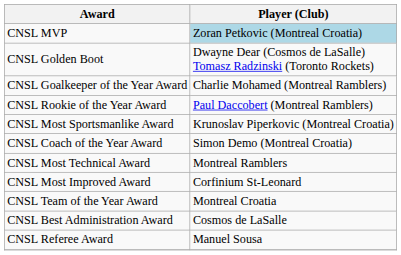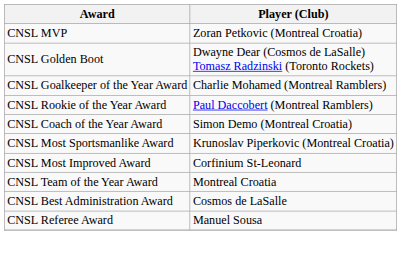(277, 33) lightblue background -> (277, 33) no background
rows swapped: (85, 143) <-> (90, 124)
- row: (79, 162)
